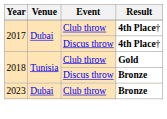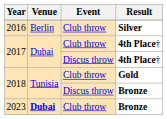+ row: (16, 28)
(42, 91) normal -> (43, 107) bold
